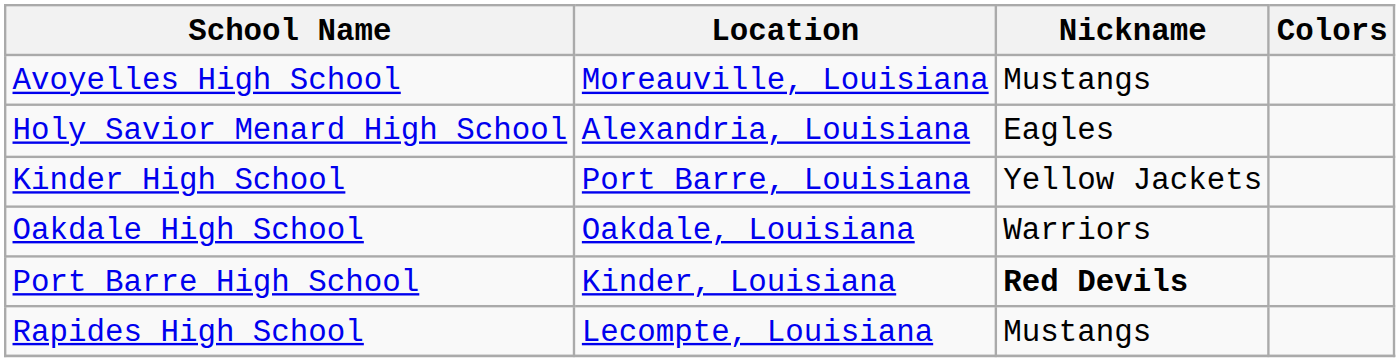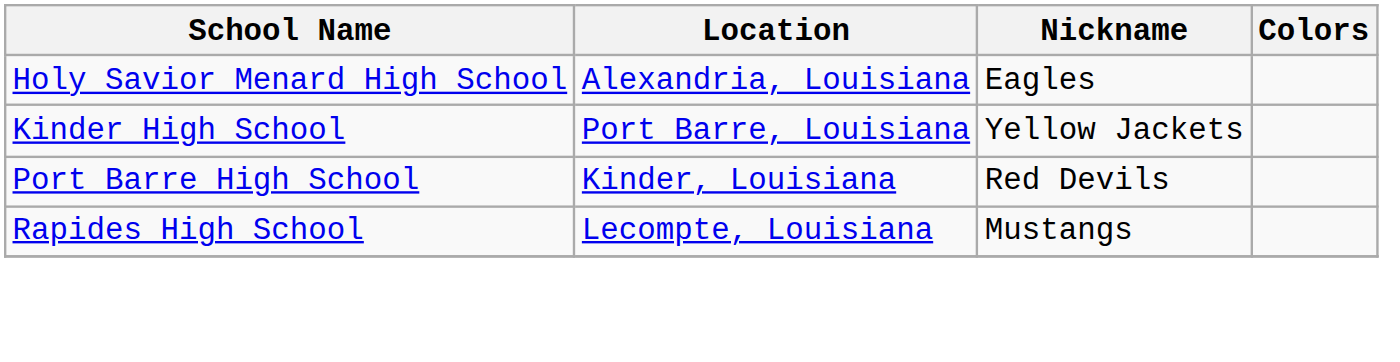- row: (207, 81)
- row: (188, 231)
(1096, 281) bold -> (1077, 181) normal
